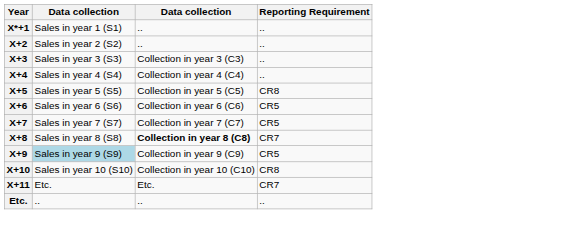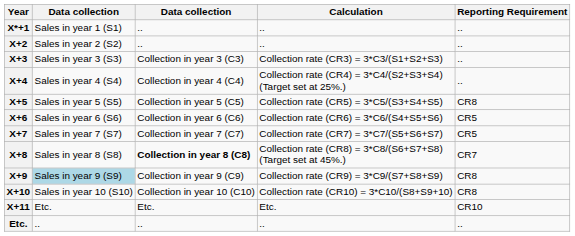+ column: (356, 12)
(269, 153) CR5 -> (467, 176) CR8
(269, 185) CR7 -> (470, 207) CR10
